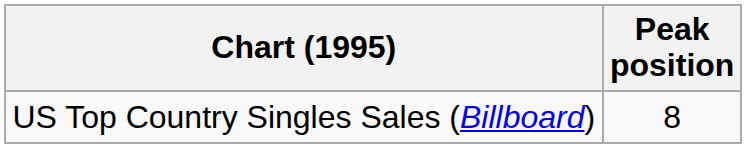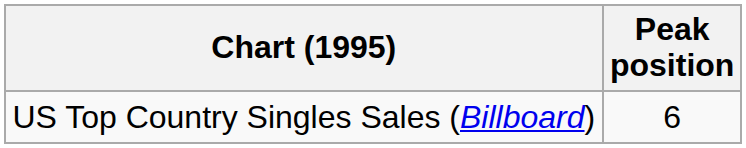(672, 116) 8 -> (672, 116) 6
